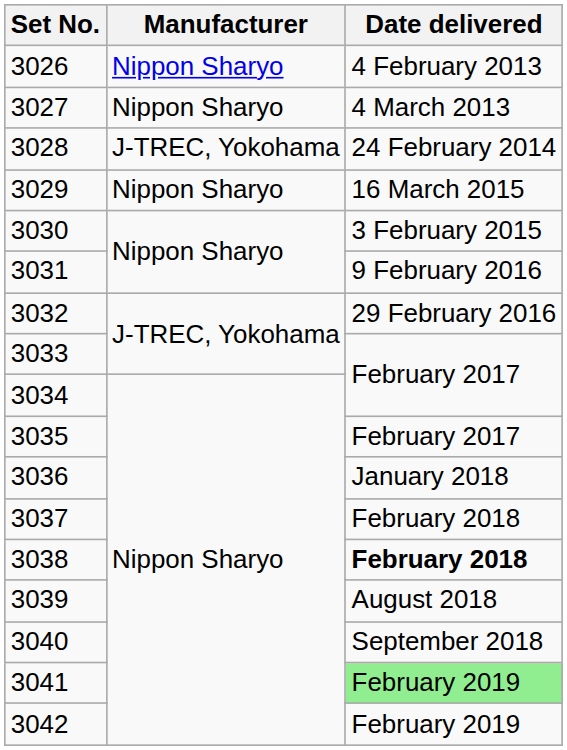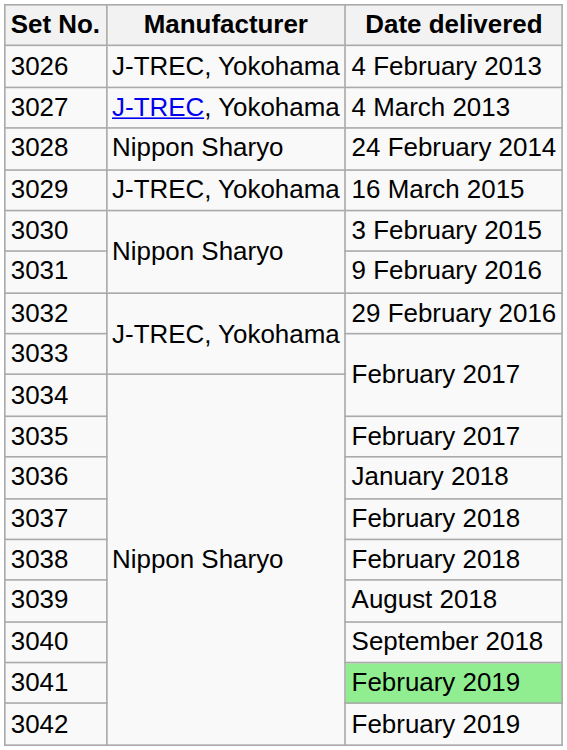(198, 66) Nippon Sharyo -> (226, 66) J-TREC, Yokohama
(198, 107) Nippon Sharyo -> (226, 107) J-TREC, Yokohama
(226, 148) J-TREC, Yokohama -> (198, 148) Nippon Sharyo
(198, 189) Nippon Sharyo -> (226, 189) J-TREC, Yokohama
(440, 559) bold -> (436, 559) normal
